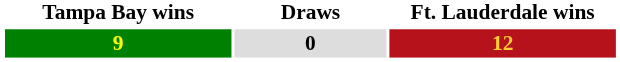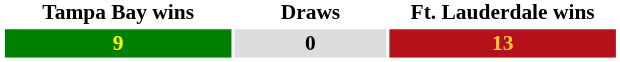(503, 43) 12 -> (503, 43) 13
